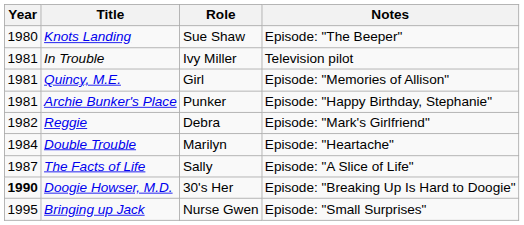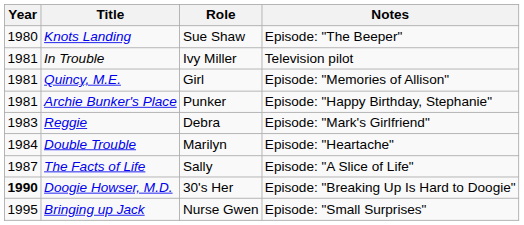(23, 123) 1982 -> (23, 123) 1983
